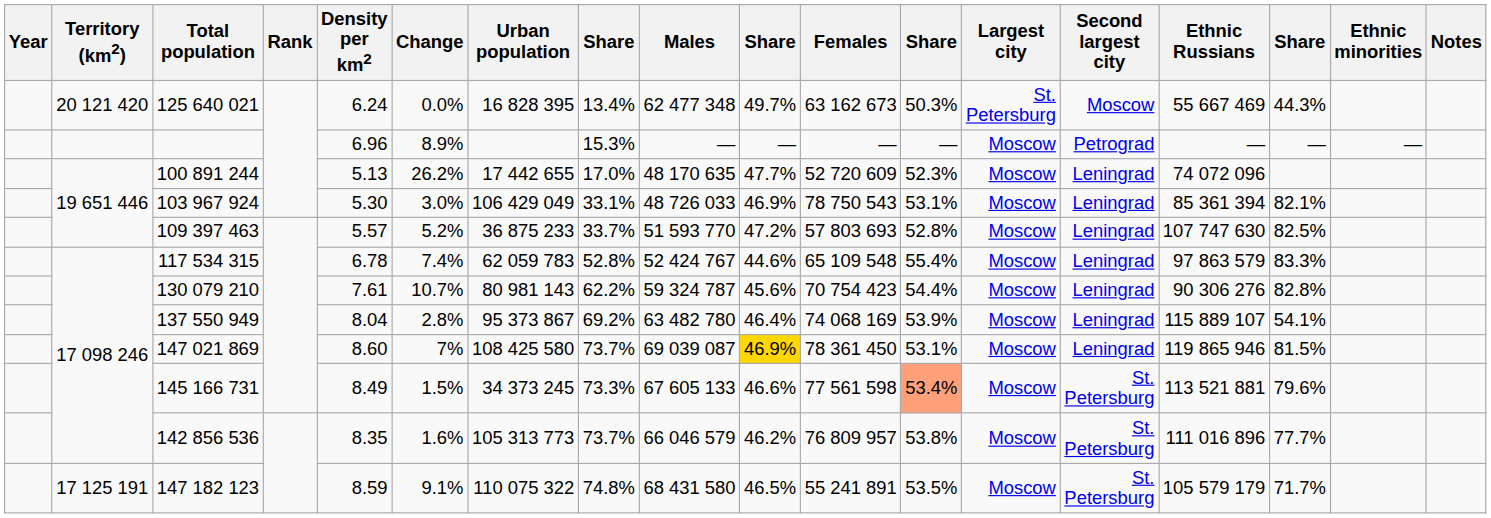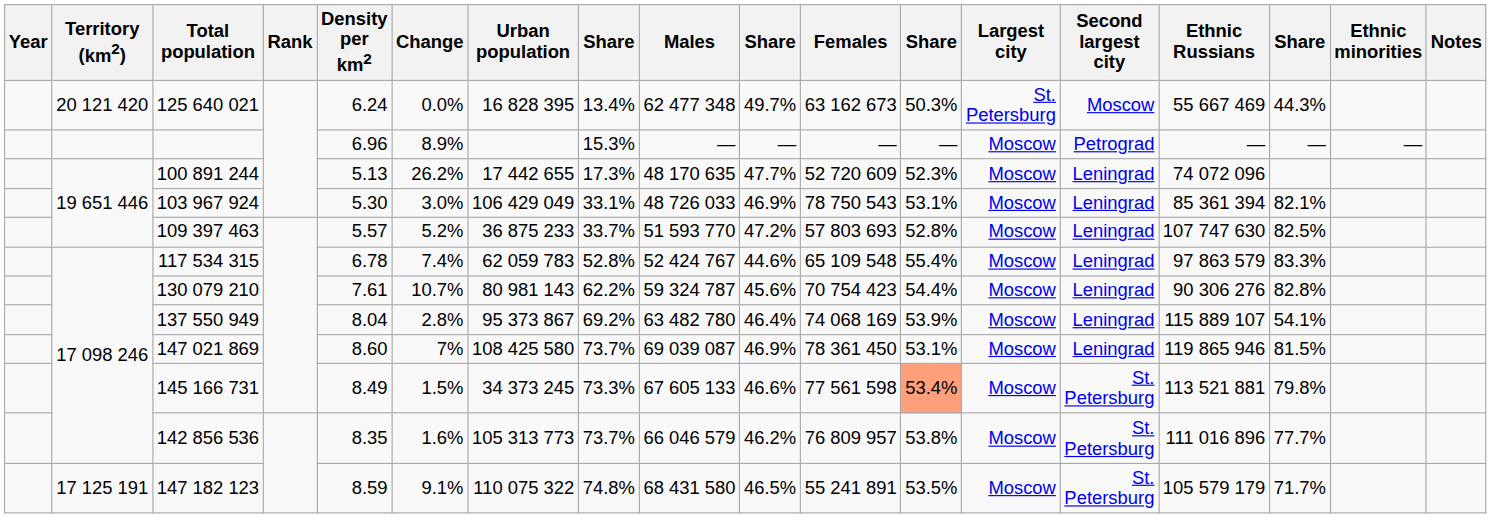(609, 173) 17.0% -> (609, 173) 17.3%
(770, 348) gold background -> (770, 348) no background
(1300, 388) 79.6% -> (1300, 388) 79.8%
